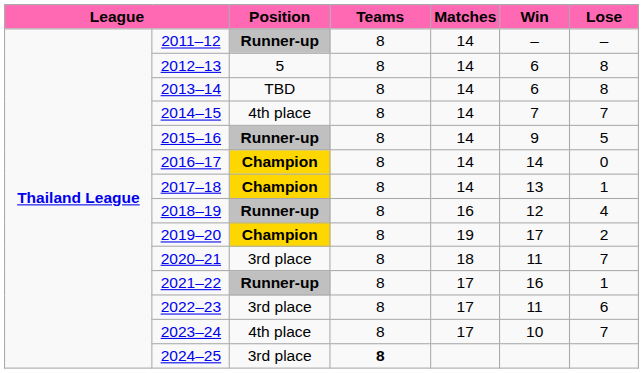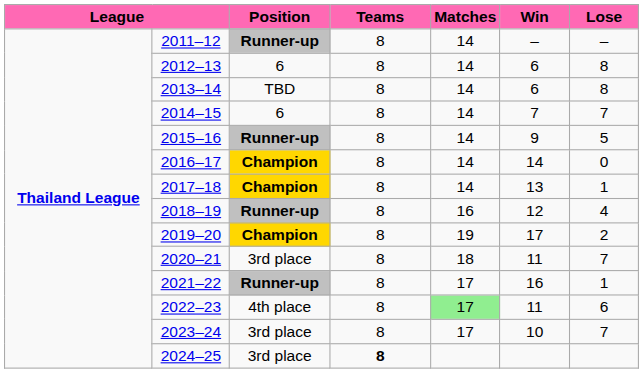(280, 65) 5 -> (280, 65) 6
(280, 113) 4th place -> (280, 113) 6
(280, 307) 3rd place -> (280, 307) 4th place
(465, 307) no background -> (465, 307) lightgreen background
(280, 331) 4th place -> (280, 331) 3rd place
